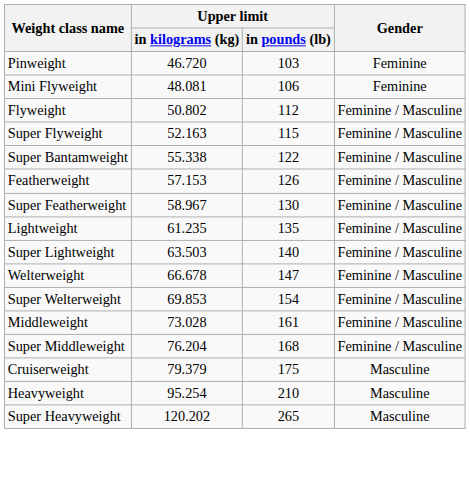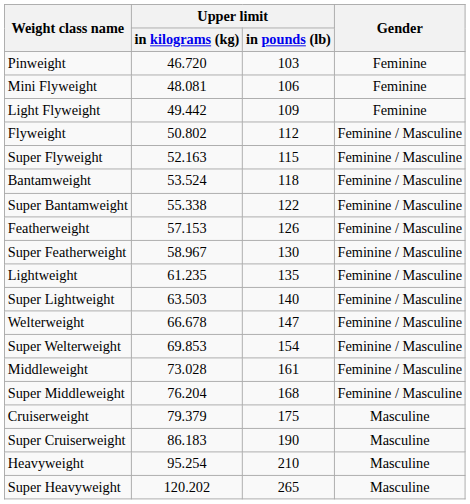+ row: (54, 110)
+ row: (49, 181)
+ row: (67, 440)
